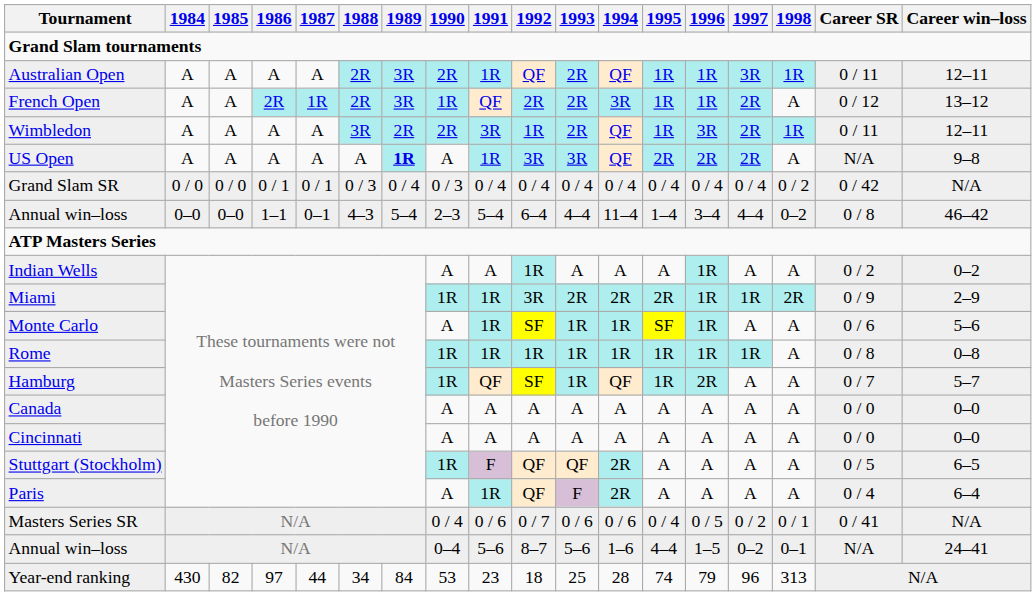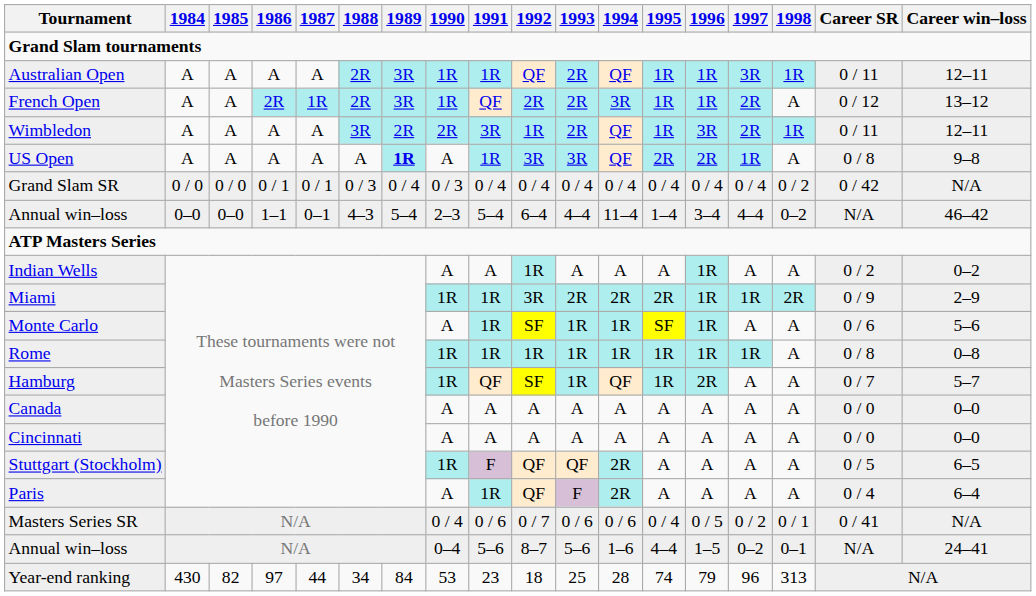(447, 74) 2R -> (447, 74) 1R
(750, 158) 2R -> (750, 158) 1R
(859, 158) N/A -> (859, 158) 0 / 8
(859, 213) 0 / 8 -> (859, 213) N/A
